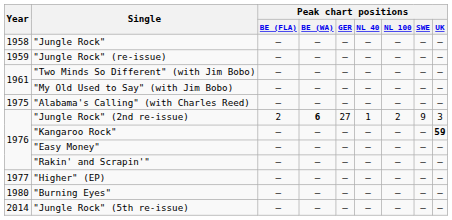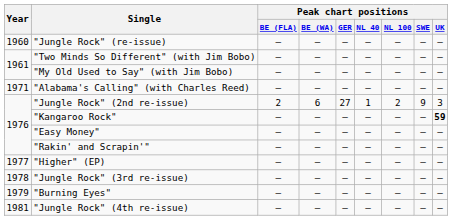- row: (69, 42)
(18, 57) 1959 -> (18, 42) 1960
(18, 102) 1975 -> (18, 87) 1971
(317, 117) bold -> (317, 102) normal
+ row: (111, 177)
(18, 192) 1980 -> (18, 192) 1979
+ row: (111, 207)
- row: (111, 207)
